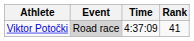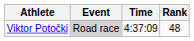(175, 29) 41 -> (175, 29) 48
